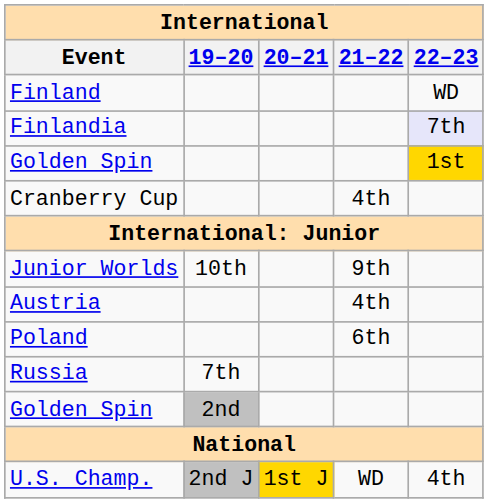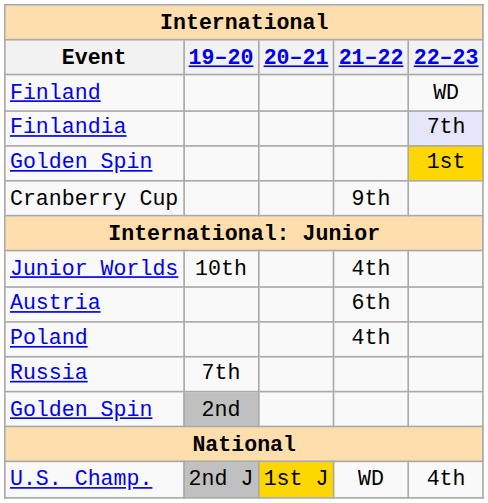(371, 198) 4th -> (371, 198) 9th
(371, 269) 9th -> (371, 269) 4th
(371, 304) 4th -> (371, 304) 6th
(371, 339) 6th -> (371, 339) 4th
